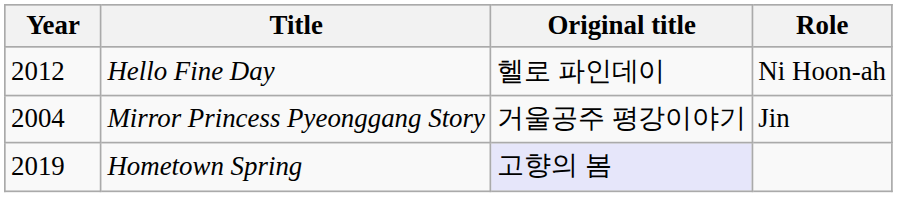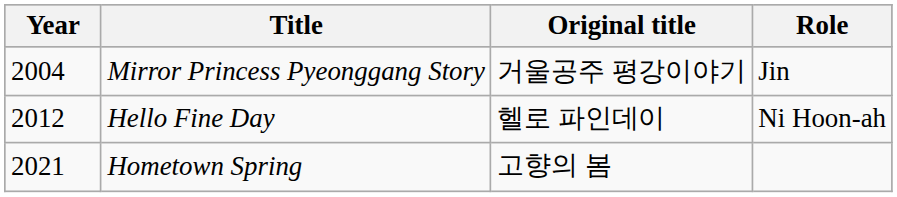rows swapped: (296, 118) <-> (191, 70)
(38, 166) 2019 -> (38, 166) 2021
(554, 165) lavender background -> (554, 165) no background
